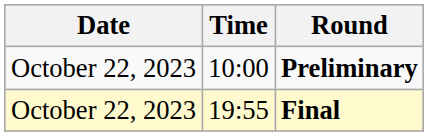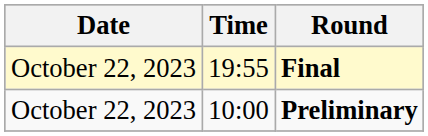rows swapped: (349, 67) <-> (311, 109)
